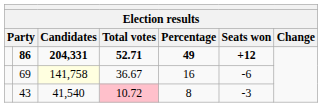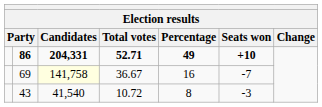(246, 56) +12 -> (246, 56) +10
(246, 74) -6 -> (246, 74) -7
(129, 93) pink background -> (129, 93) no background
